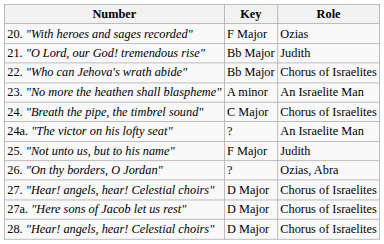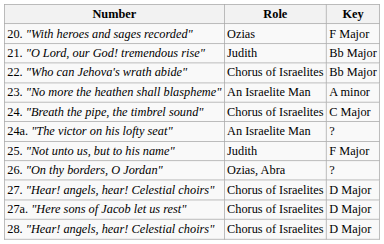columns swapped: (329, 14) <-> (251, 14)
